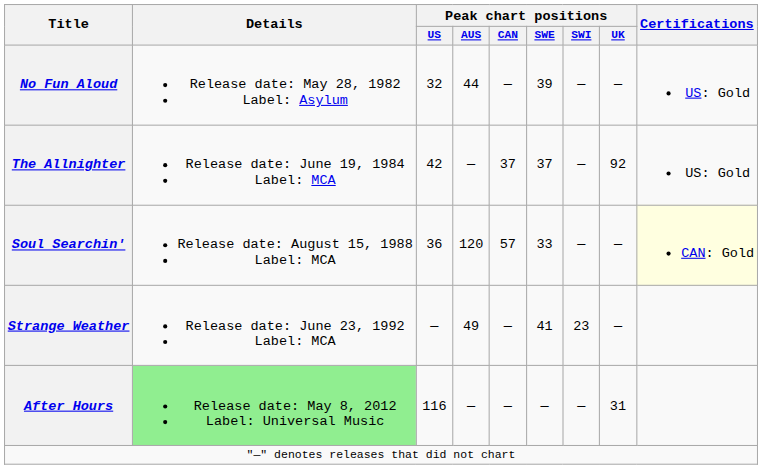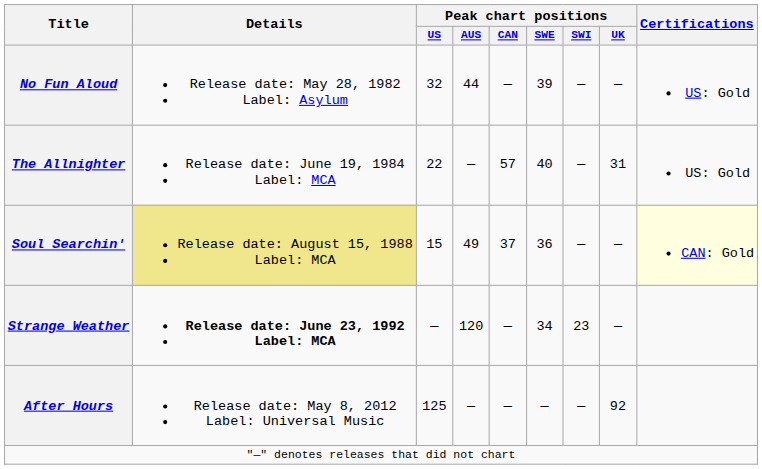(434, 165) 42 -> (434, 165) 22
(508, 165) 37 -> (508, 165) 57
(545, 165) 37 -> (545, 165) 40
(618, 165) 92 -> (618, 165) 31
(274, 253) no background -> (274, 253) khaki background
(434, 245) 36 -> (434, 245) 15
(471, 245) 120 -> (471, 245) 49
(508, 245) 57 -> (508, 245) 37
(545, 245) 33 -> (545, 245) 36
(274, 333) normal -> (274, 333) bold
(471, 326) 49 -> (471, 326) 120
(545, 326) 41 -> (545, 326) 34
(274, 414) lightgreen background -> (274, 414) no background
(434, 406) 116 -> (434, 406) 125
(618, 406) 31 -> (618, 406) 92
